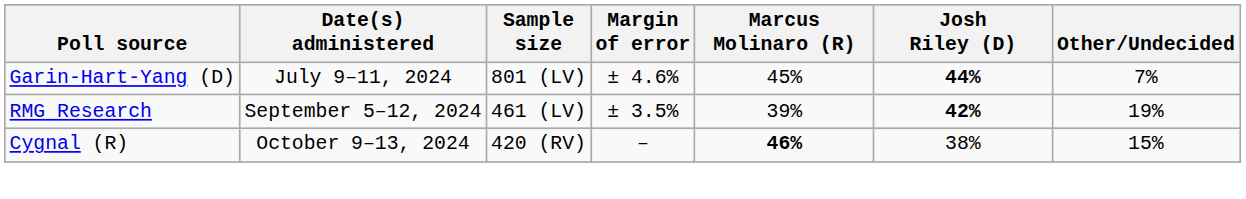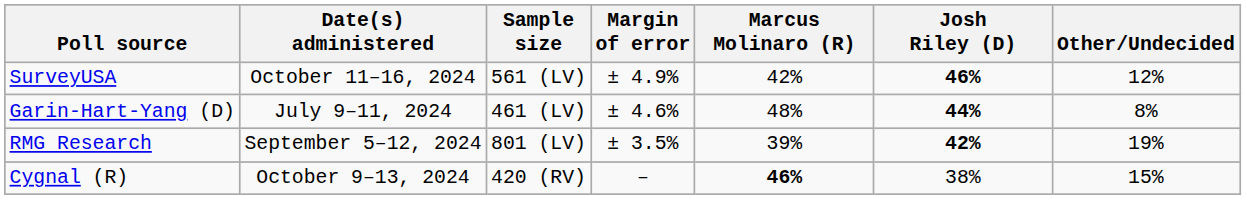+ row: (63, 78)
(538, 78) 801 (LV) -> (538, 111) 461 (LV)
(784, 78) 45% -> (784, 111) 48%
(1146, 78) 7% -> (1146, 111) 8%
(538, 111) 461 (LV) -> (538, 144) 801 (LV)
